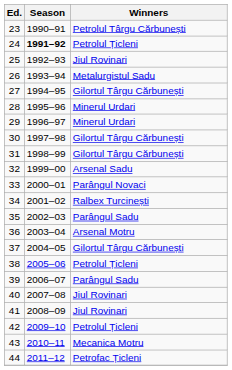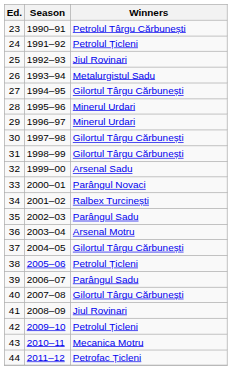(46, 44) bold -> (46, 44) normal
(100, 295) Jiul Rovinari -> (128, 295) Gilortul Târgu Cărbunești
